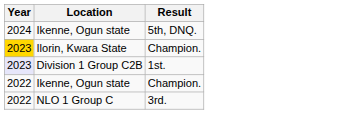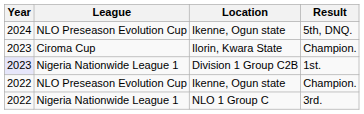+ column: (112, 13)
(19, 48) gold background -> (19, 48) no background
